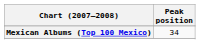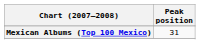(174, 32) 34 -> (174, 32) 31
